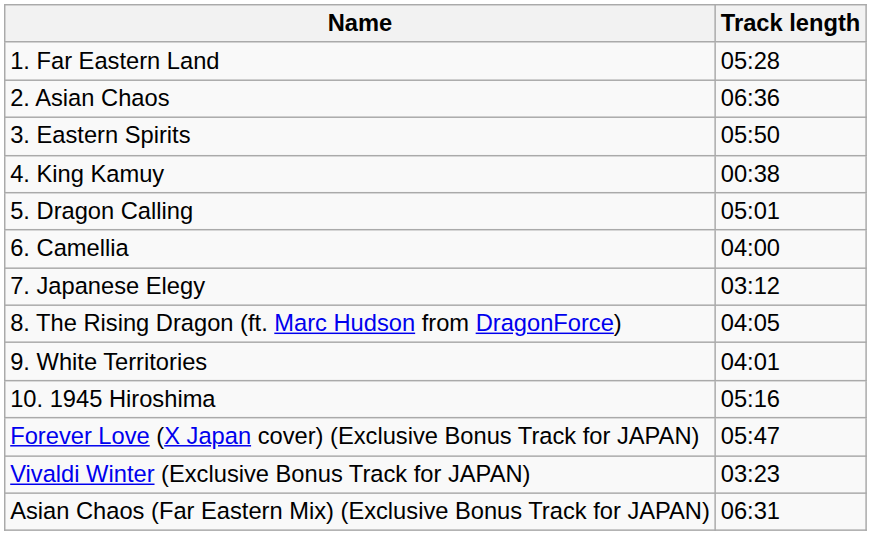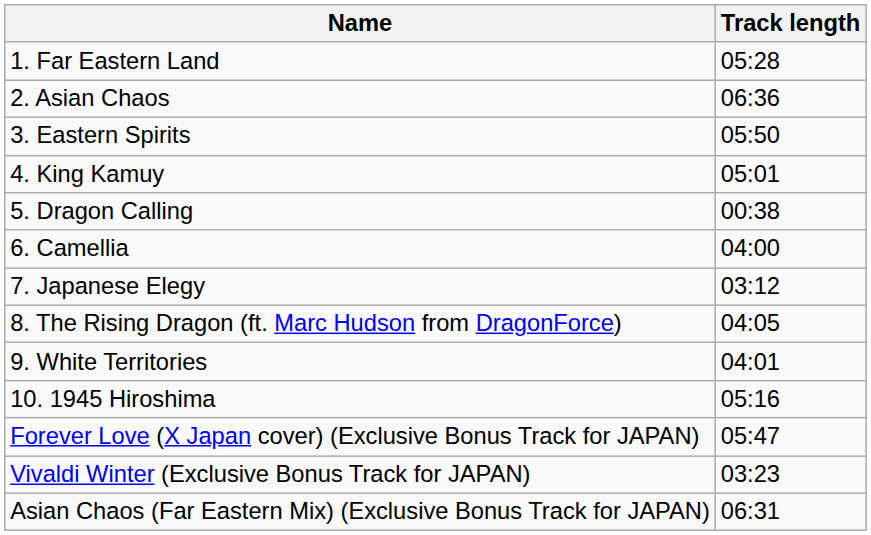(750, 173) 00:38 -> (750, 173) 05:01
(750, 211) 05:01 -> (750, 211) 00:38
